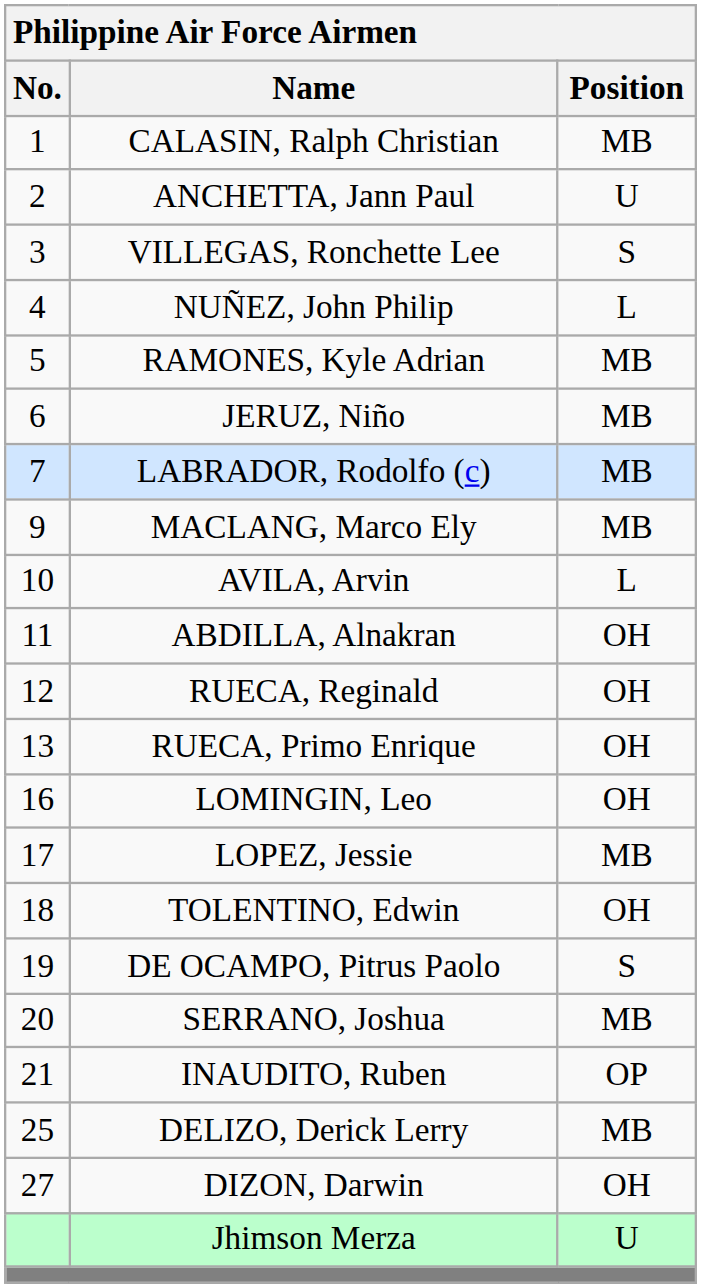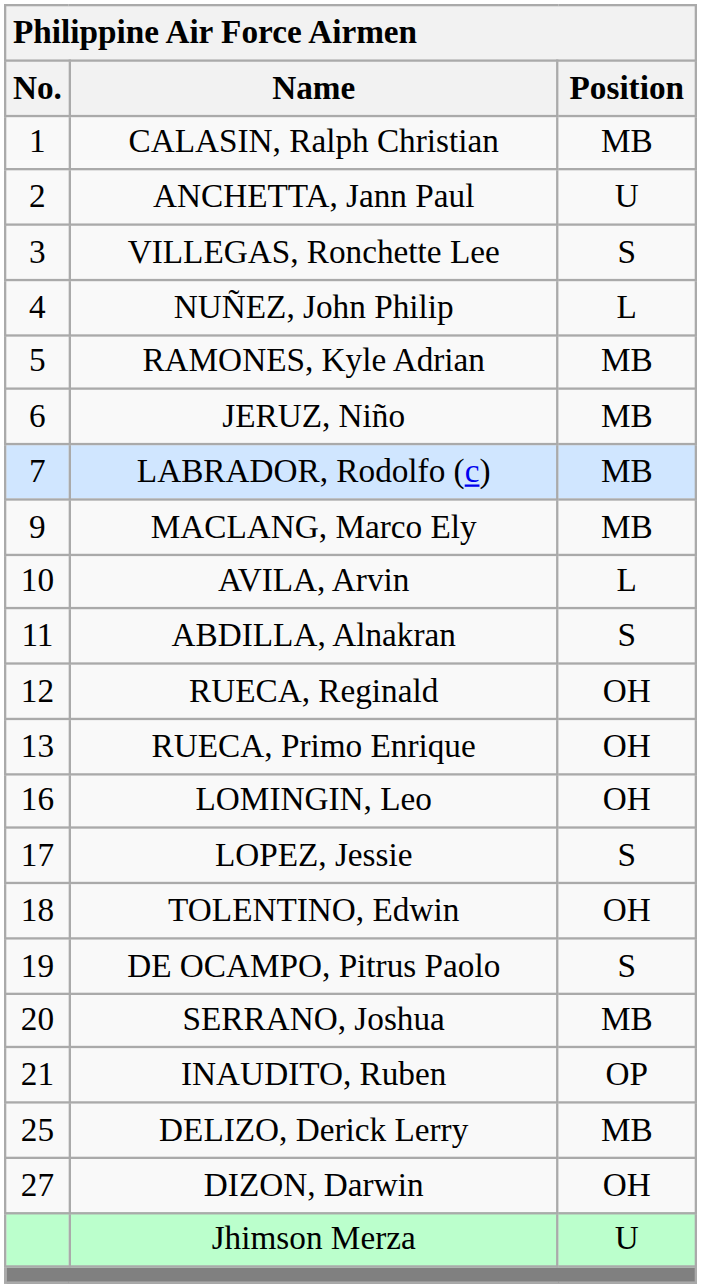(627, 635) OH -> (627, 635) S
(627, 855) MB -> (627, 855) S
